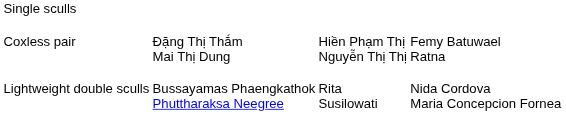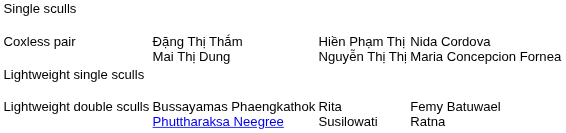(456, 49) Femy Batuwael Ratna -> (486, 49) Nida Cordova Maria Concepcion Fornea
+ row: (74, 74)
(486, 96) Nida Cordova Maria Concepcion Fornea -> (456, 114) Femy Batuwael Ratna
